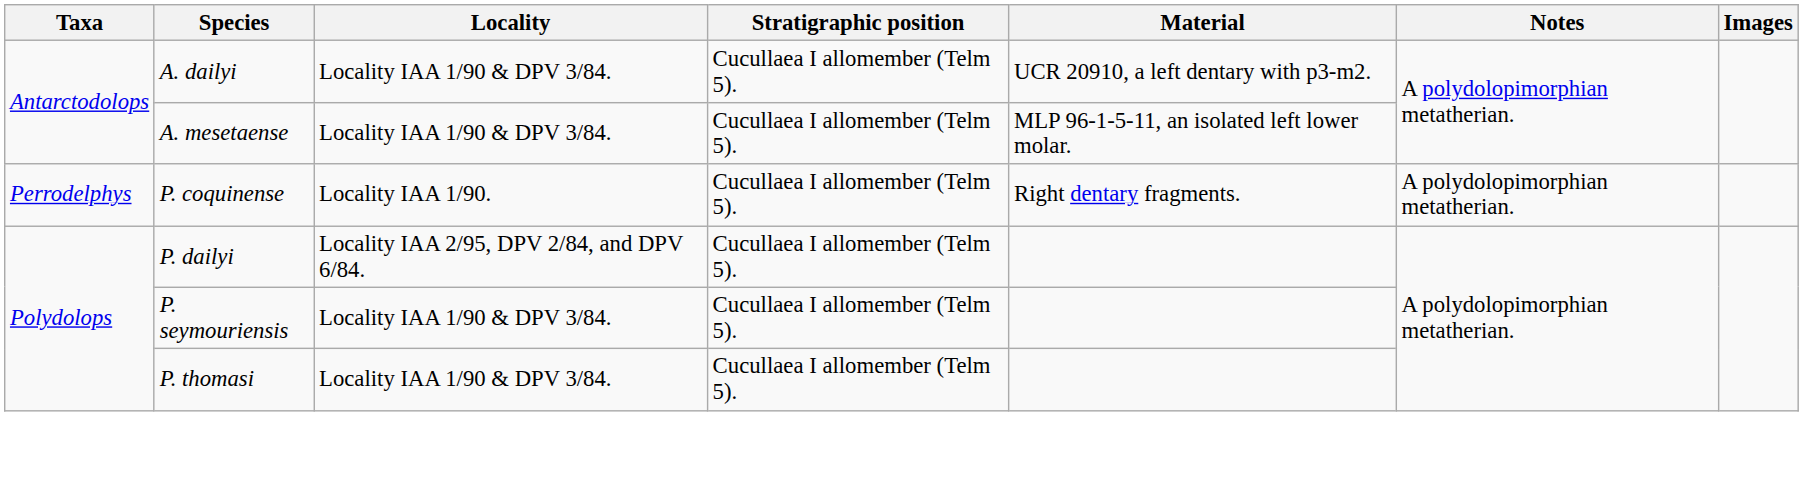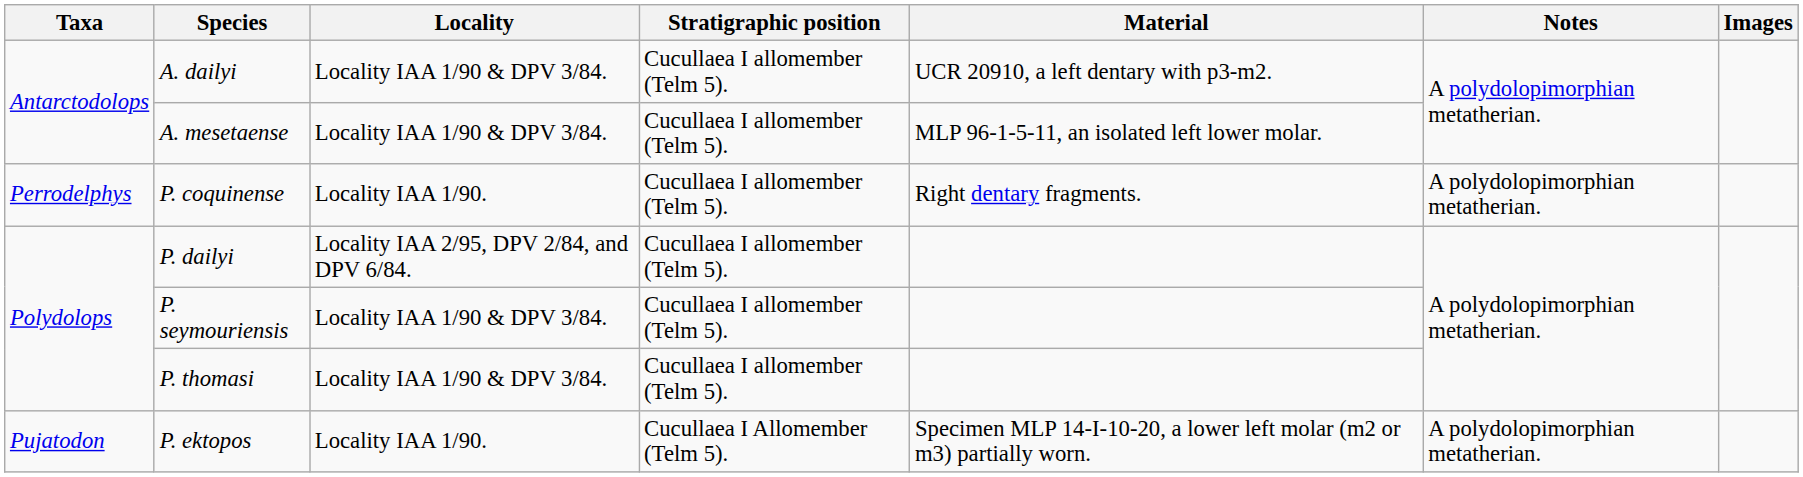+ row: (206, 440)
